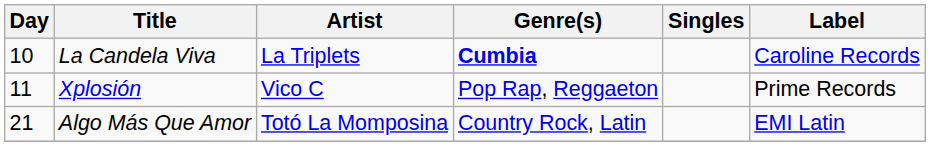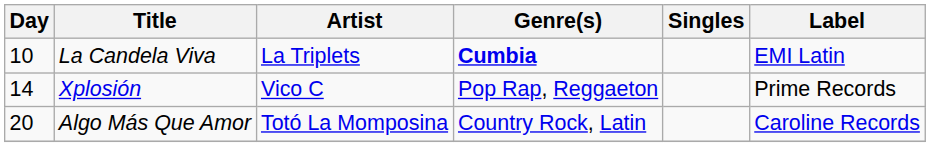(837, 55) Caroline Records -> (800, 55) EMI Latin
(21, 89) 11 -> (22, 89) 14
(22, 123) 21 -> (22, 123) 20
(800, 123) EMI Latin -> (837, 123) Caroline Records
